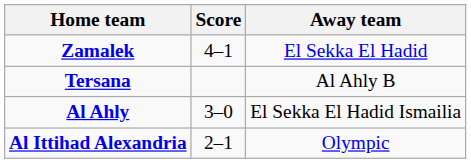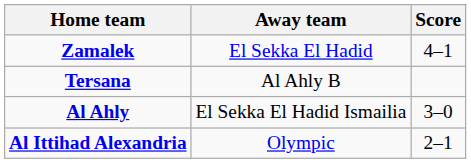columns swapped: (218, 19) <-> (356, 19)
